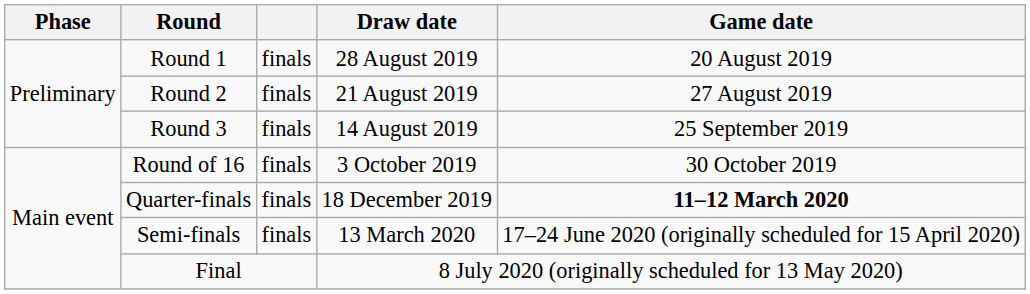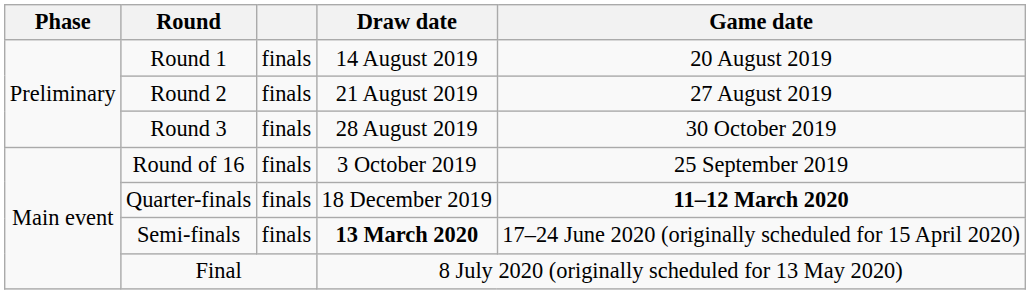(407, 57) 28 August 2019 -> (407, 57) 14 August 2019
(407, 128) 14 August 2019 -> (407, 128) 28 August 2019
(761, 128) 25 September 2019 -> (761, 128) 30 October 2019
(761, 164) 30 October 2019 -> (761, 164) 25 September 2019
(407, 235) normal -> (407, 235) bold
